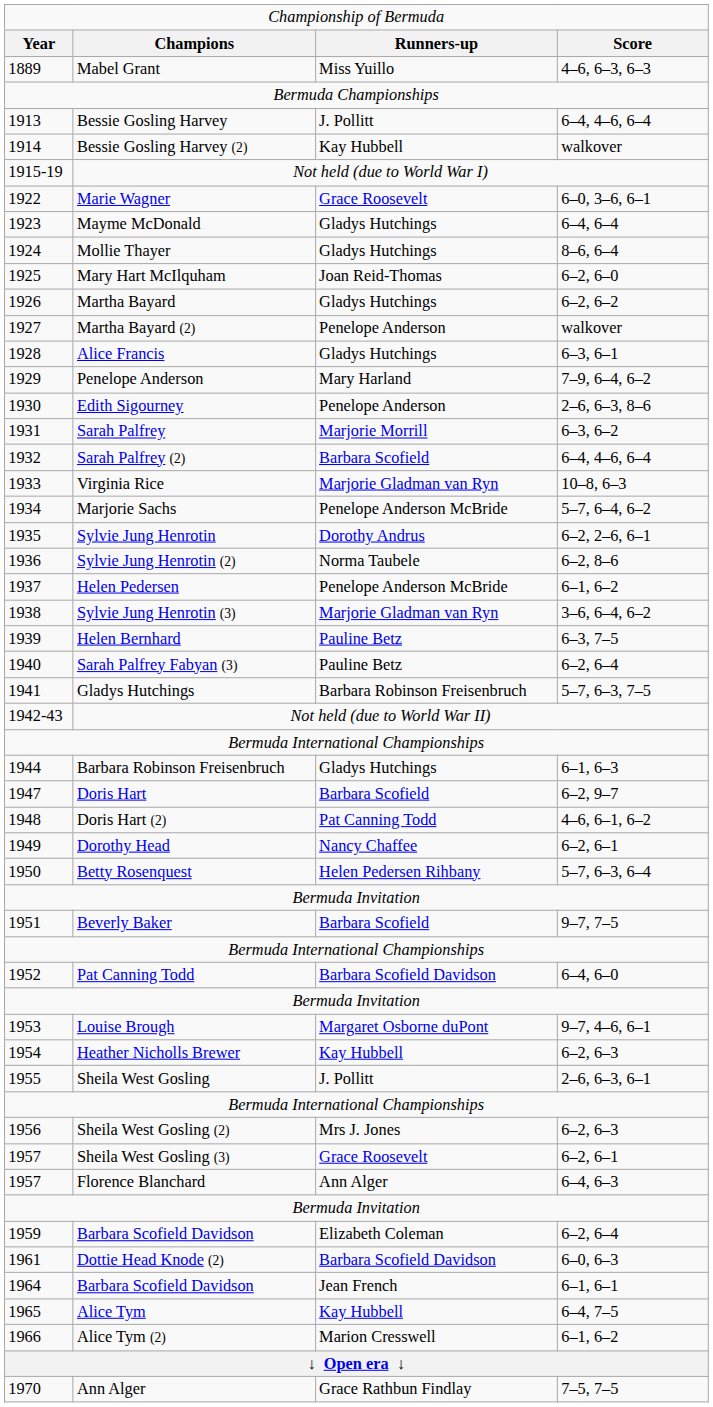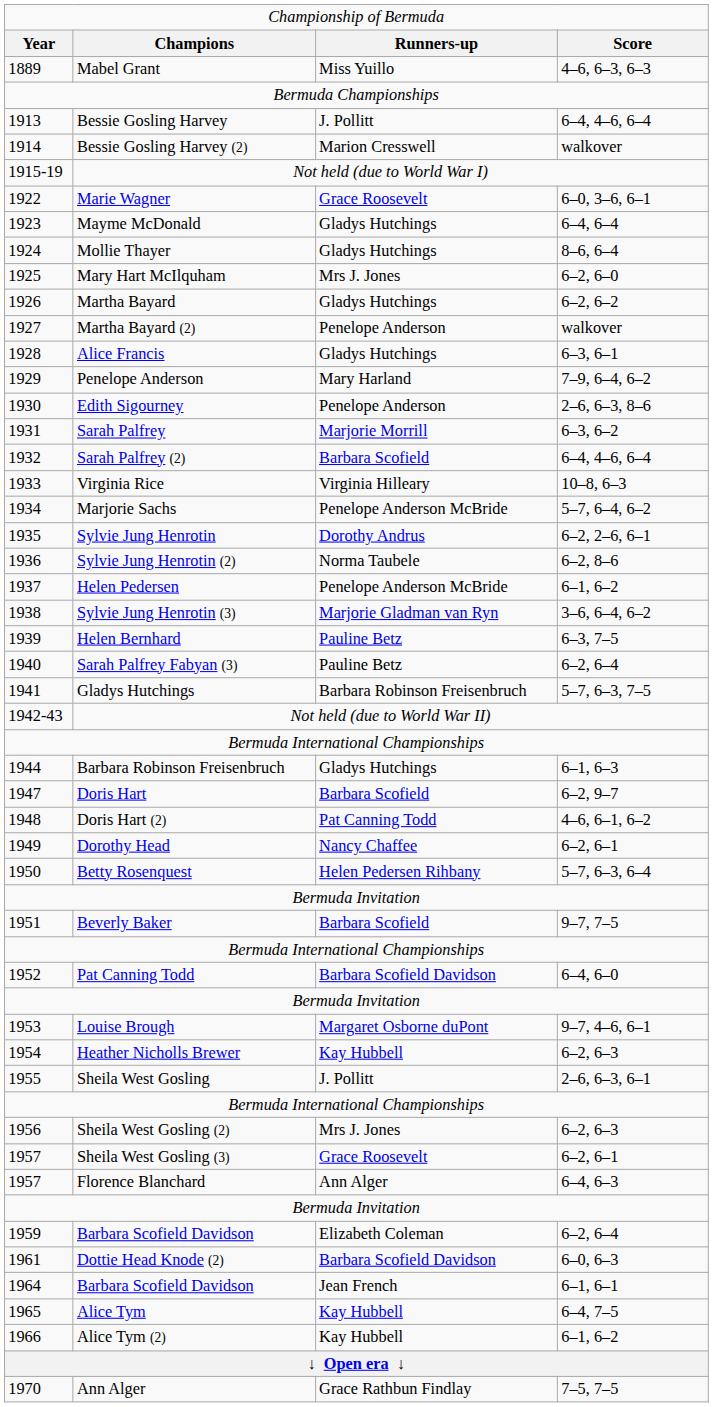(361, 146) Kay Hubbell -> (377, 146) Marion Cresswell
(381, 276) Joan Reid-Thomas -> (360, 276) Mrs J. Jones
(409, 483) Marjorie Gladman van Ryn -> (374, 483) Virginia Hilleary
(377, 1337) Marion Cresswell -> (361, 1337) Kay Hubbell
